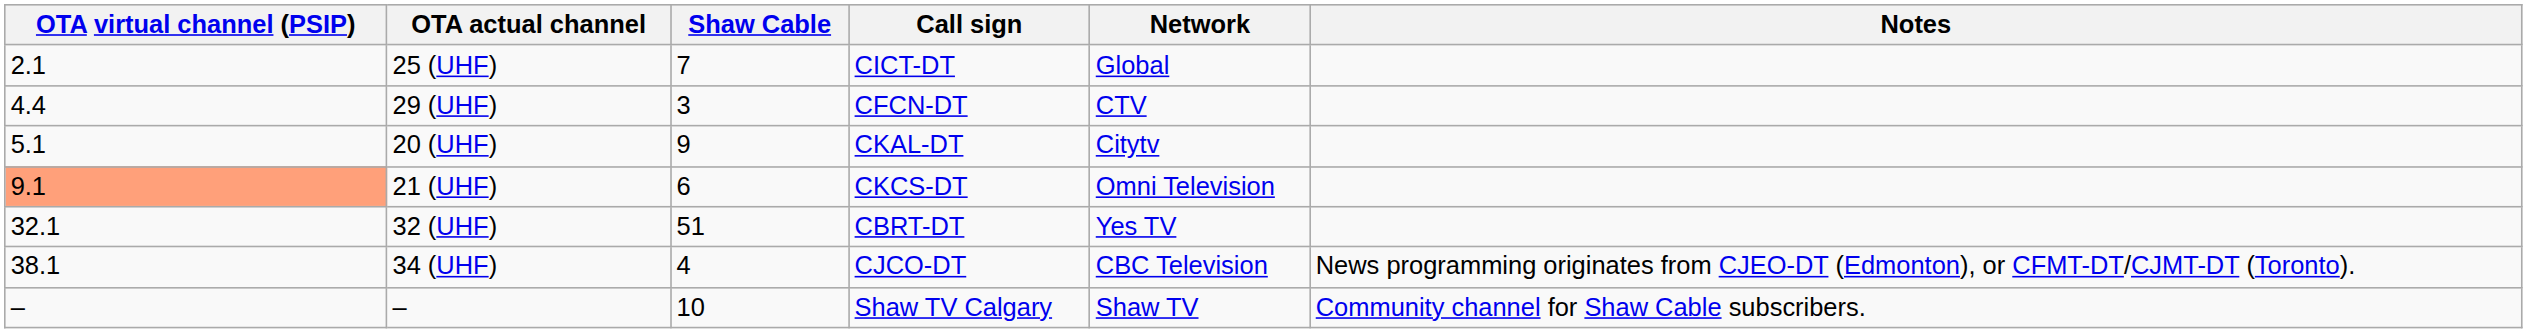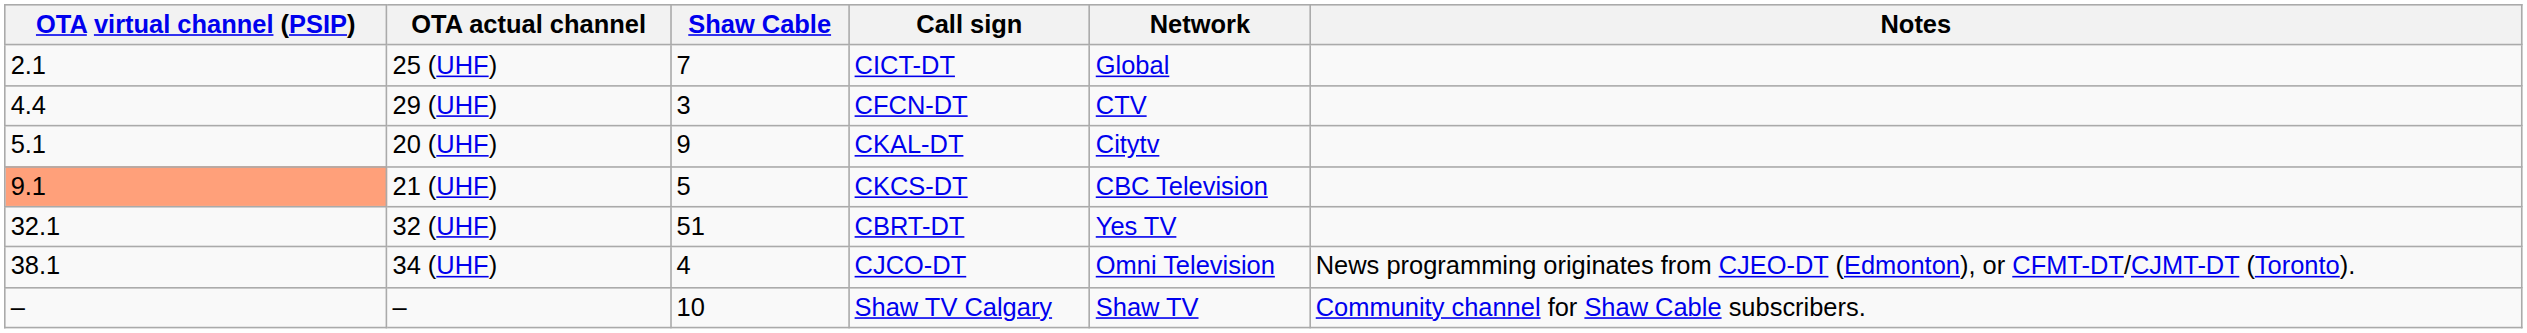(684, 186) 6 -> (684, 186) 5
(1185, 186) Omni Television -> (1182, 186) CBC Television
(1182, 266) CBC Television -> (1185, 266) Omni Television
